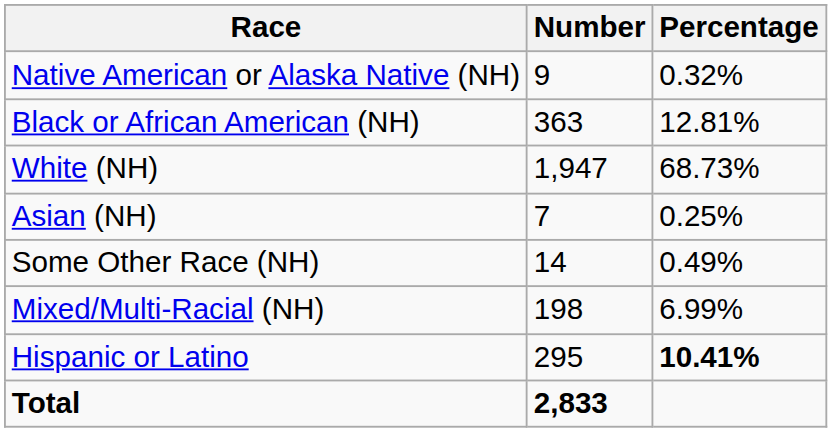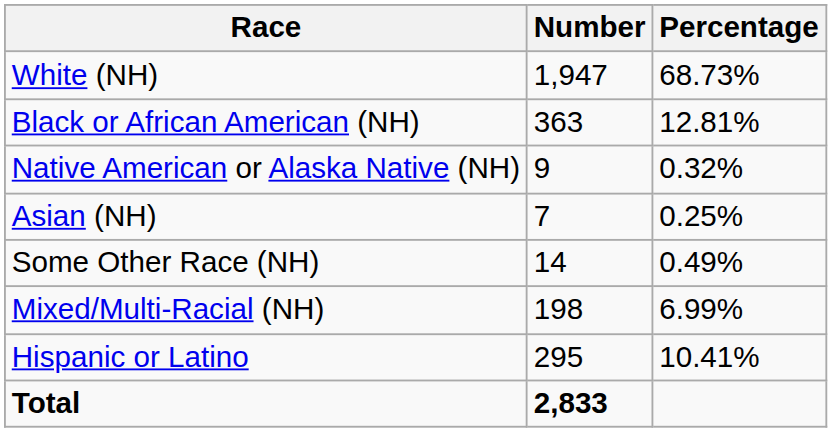rows swapped: (85, 168) <-> (266, 74)
(709, 356) bold -> (709, 356) normal
